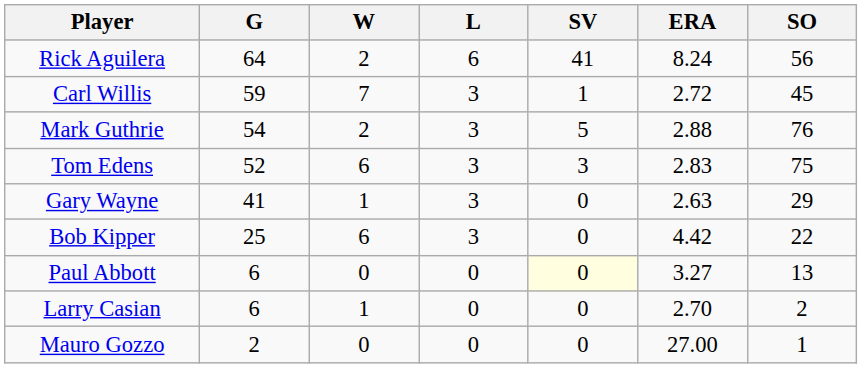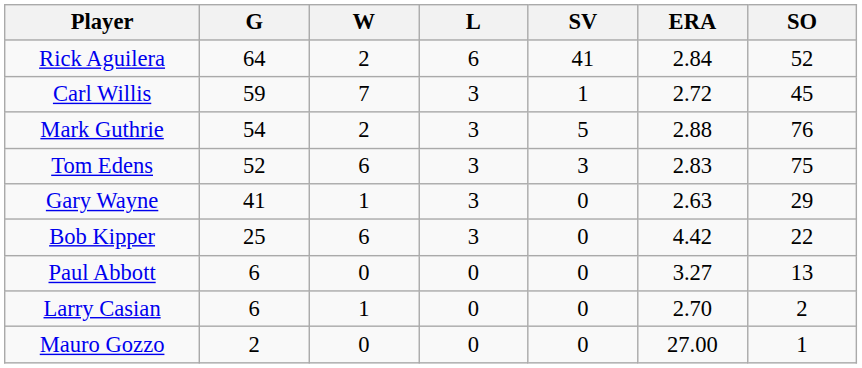(692, 58) 8.24 -> (692, 58) 2.84
(802, 58) 56 -> (802, 58) 52
(583, 272) lightyellow background -> (583, 272) no background
